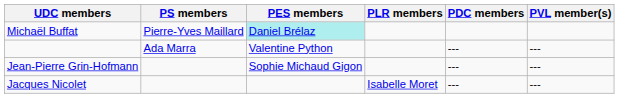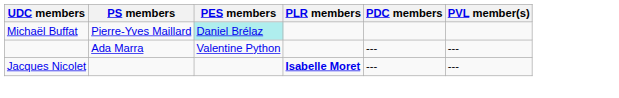- row: (73, 66)
(402, 84) normal -> (323, 66) bold
